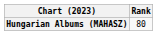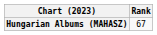(141, 24) 80 -> (141, 24) 67
